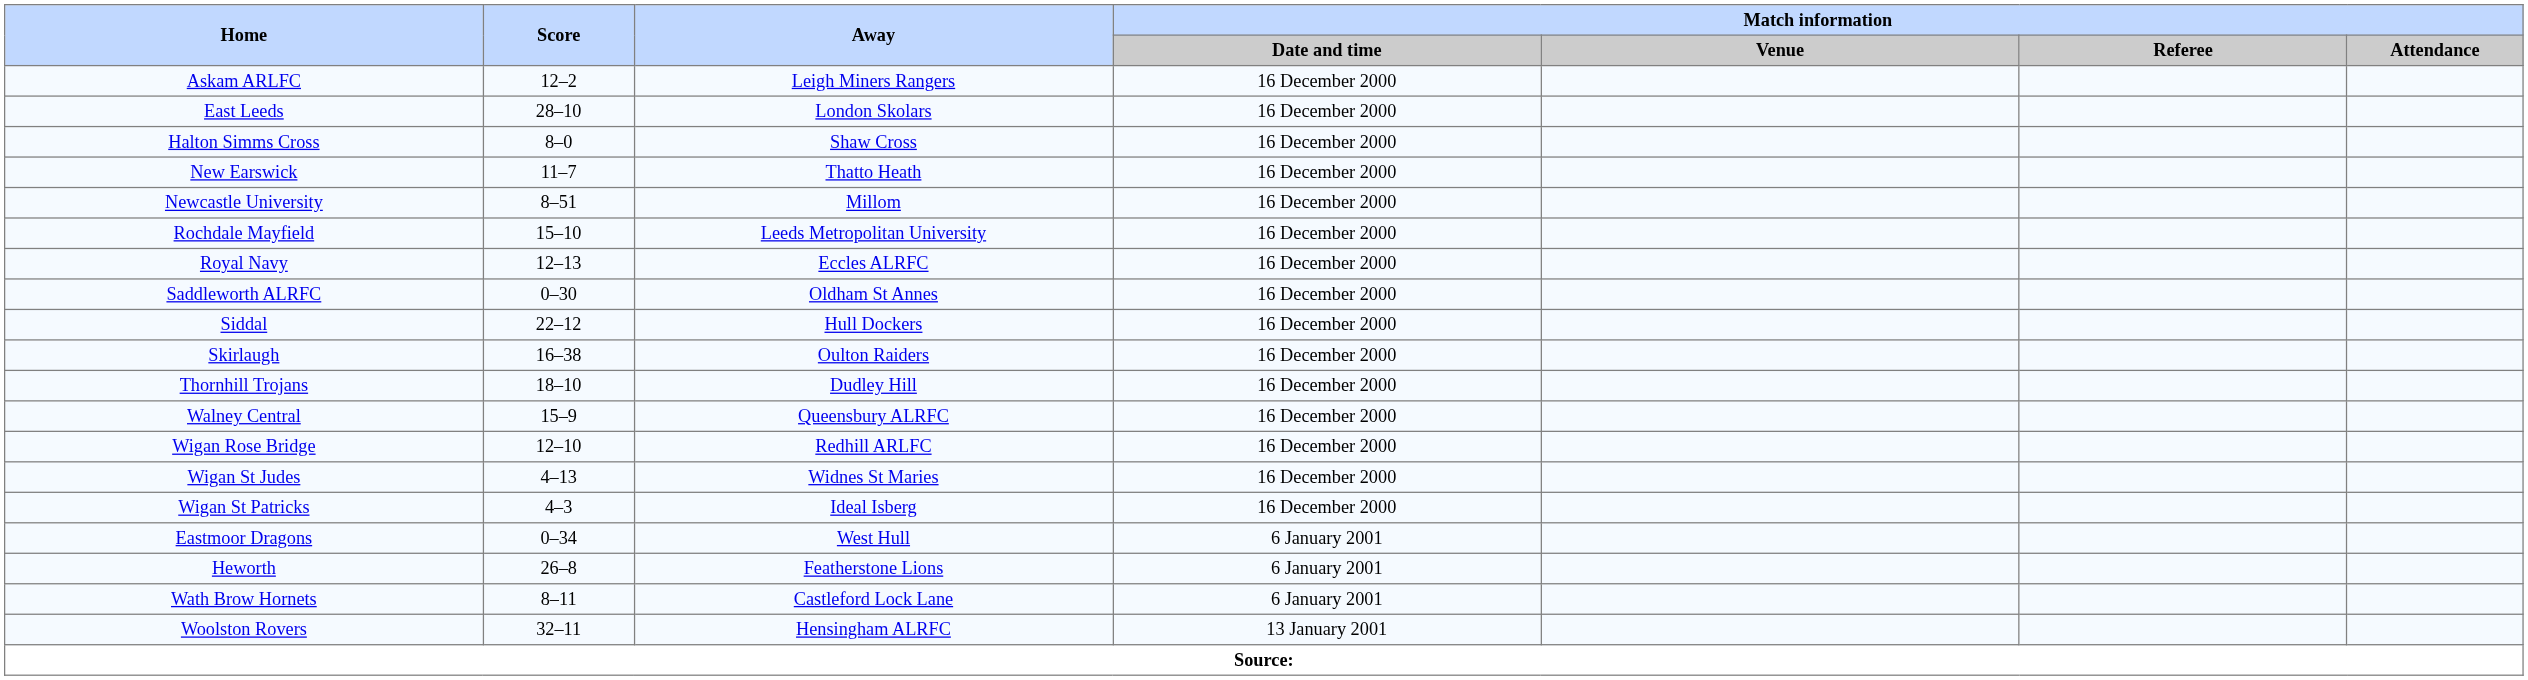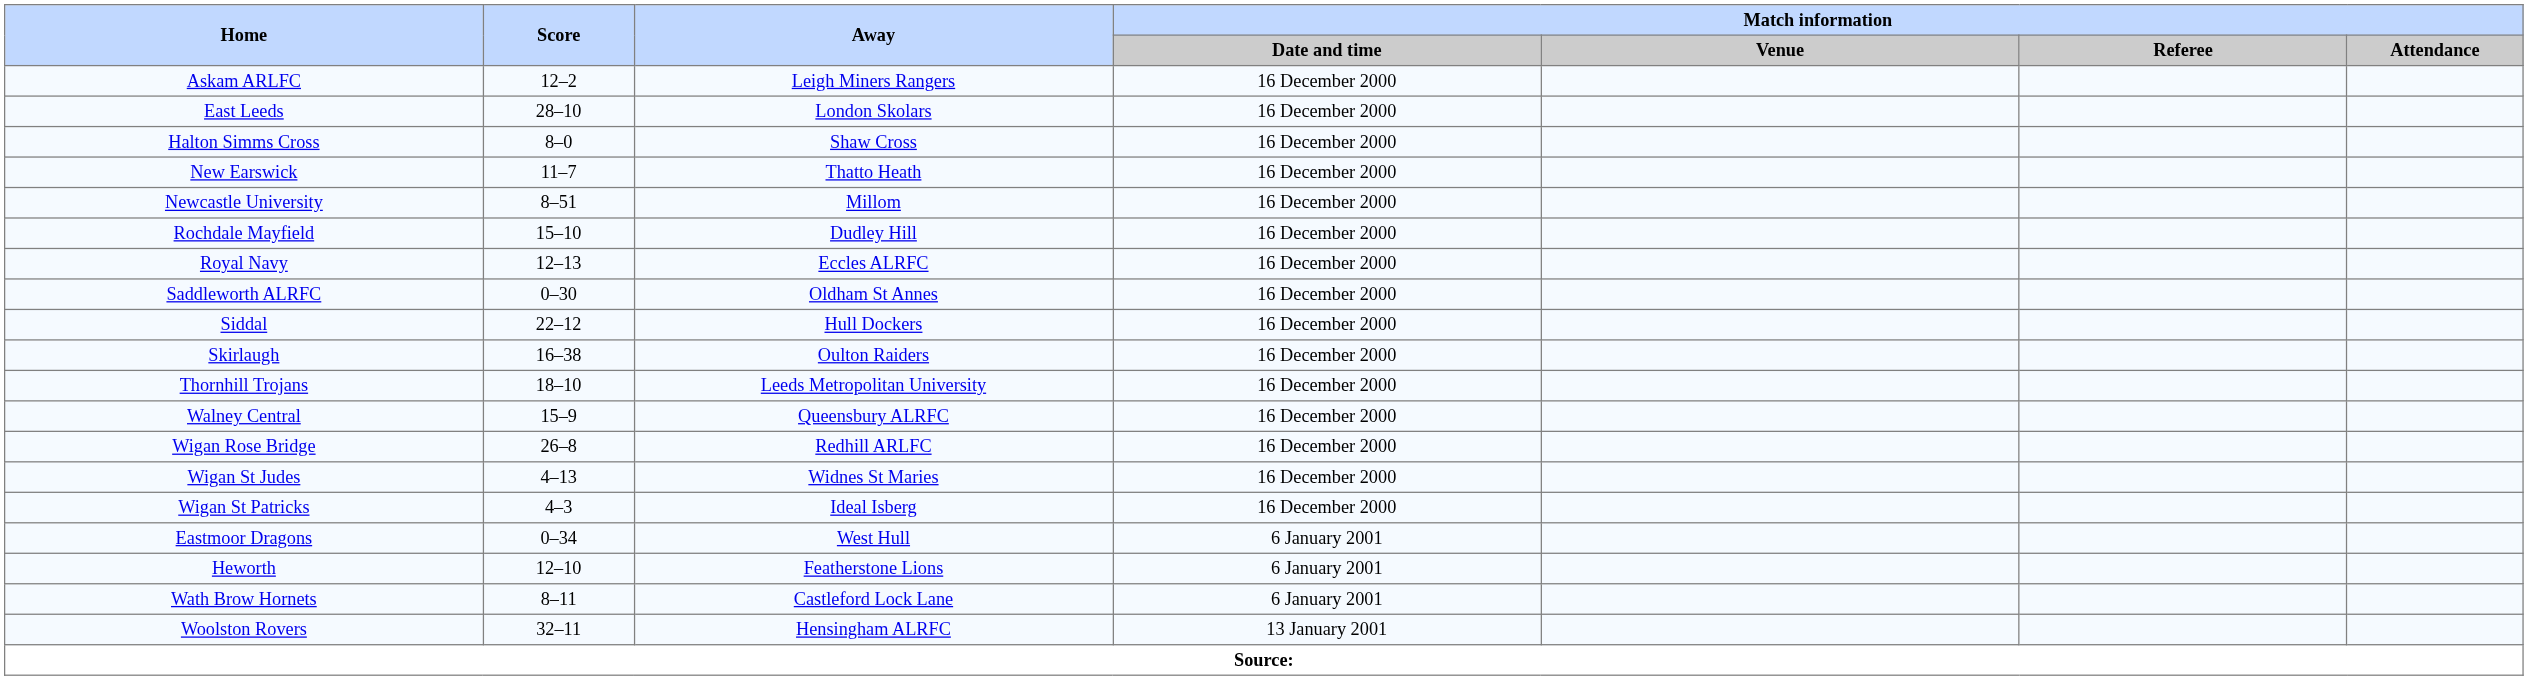(873, 233) Leeds Metropolitan University -> (873, 233) Dudley Hill
(873, 385) Dudley Hill -> (873, 385) Leeds Metropolitan University
(559, 446) 12–10 -> (559, 446) 26–8
(559, 568) 26–8 -> (559, 568) 12–10
